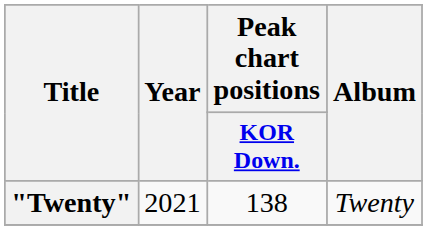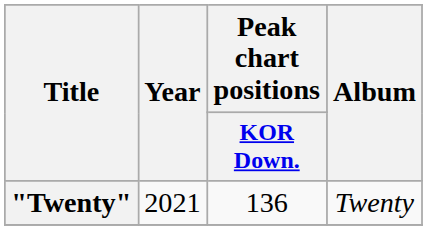(267, 202) 138 -> (267, 202) 136
